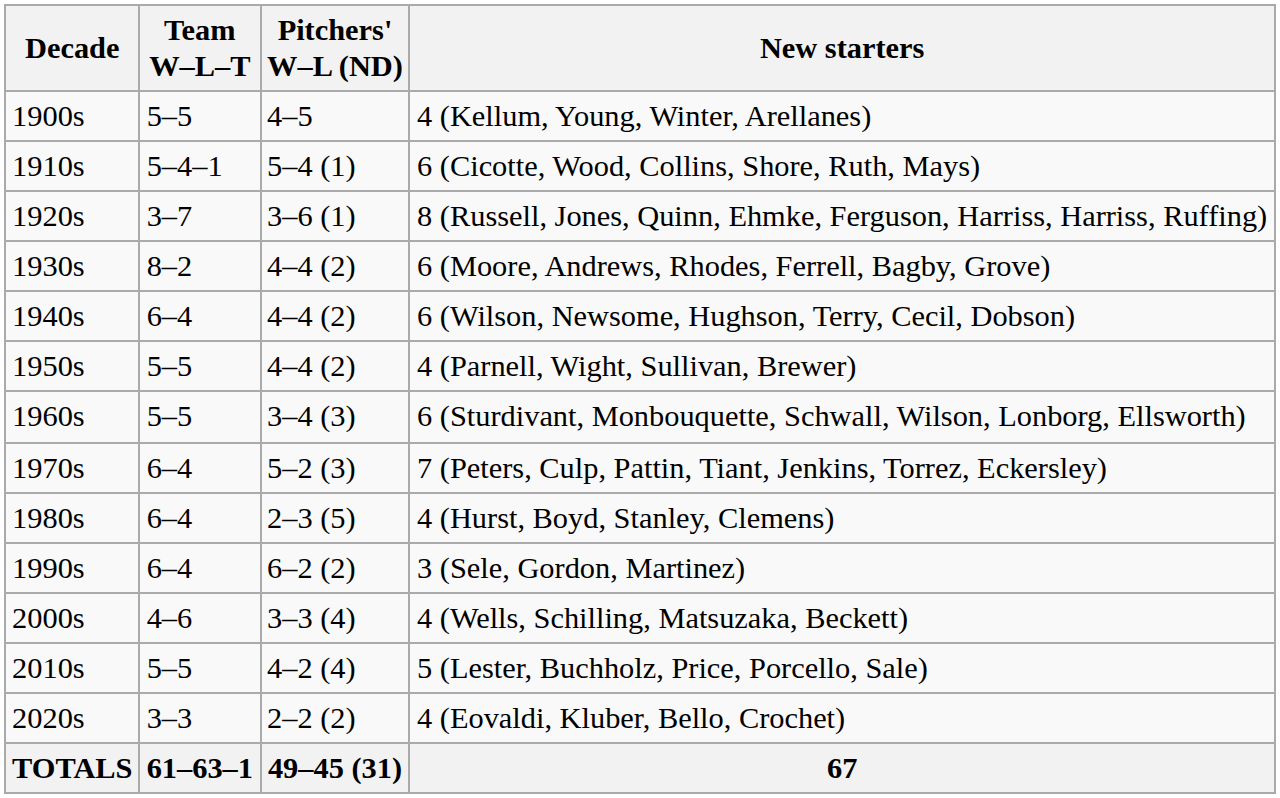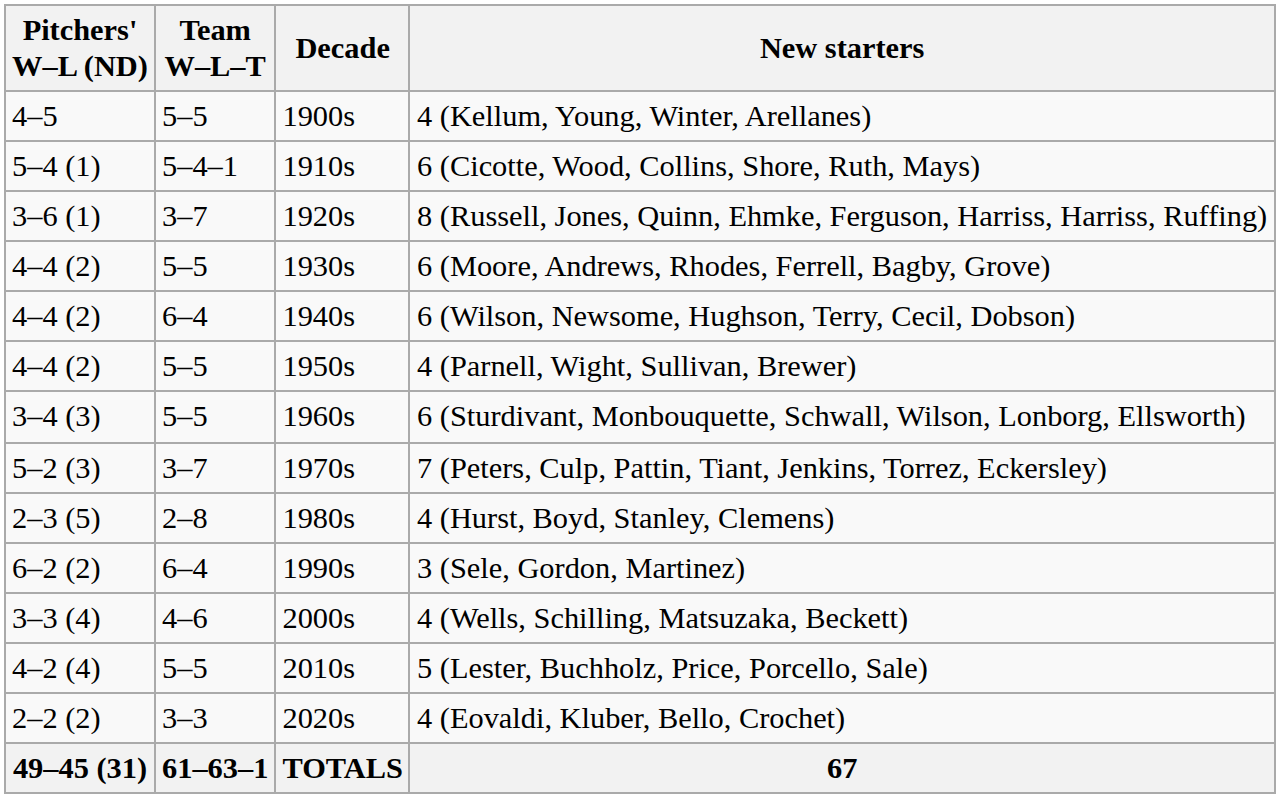columns swapped: (72, 47) <-> (335, 47)
(169, 266) 8–2 -> (185, 266) 5–5
(169, 466) 6–4 -> (185, 466) 3–7
(169, 516) 6–4 -> (185, 516) 2–8
